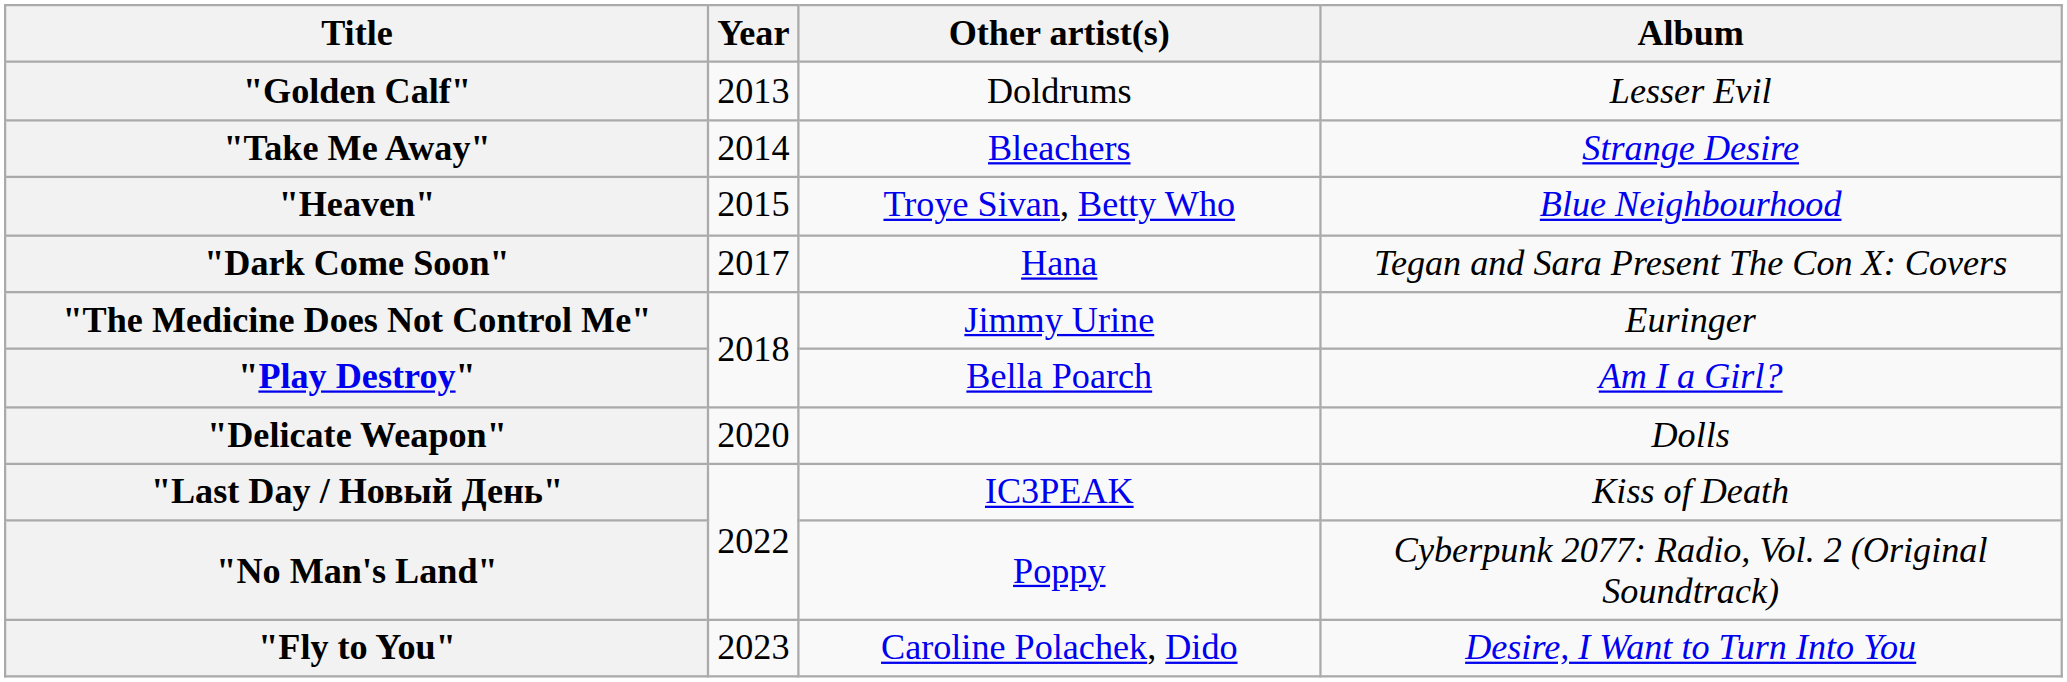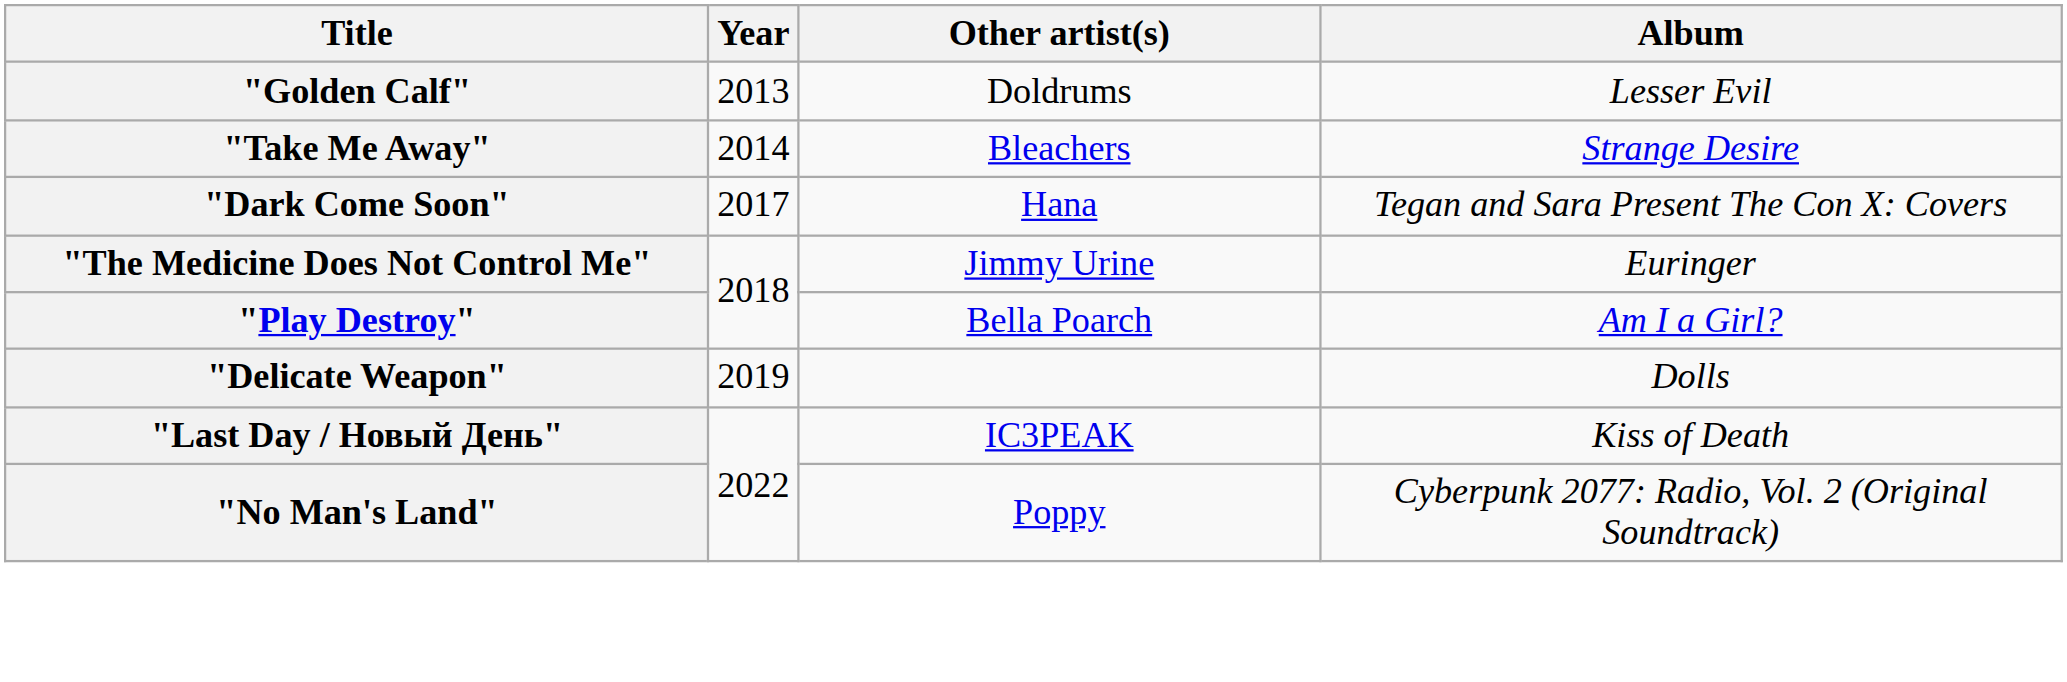- row: (357, 205)
(753, 434) 2020 -> (753, 377) 2019
- row: (357, 647)
